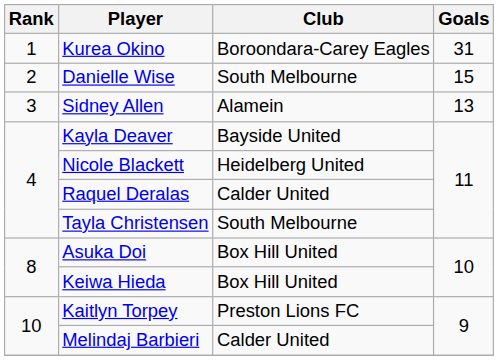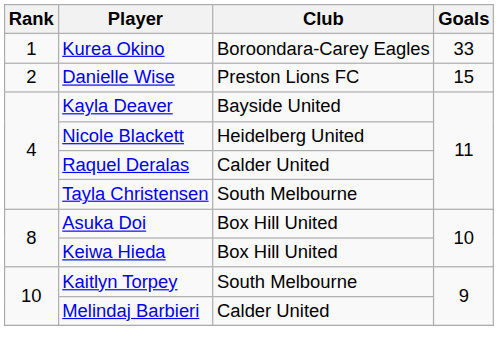(464, 48) 31 -> (464, 48) 33
(287, 77) South Melbourne -> (288, 77) Preston Lions FC
- row: (113, 106)
(288, 310) Preston Lions FC -> (287, 281) South Melbourne
